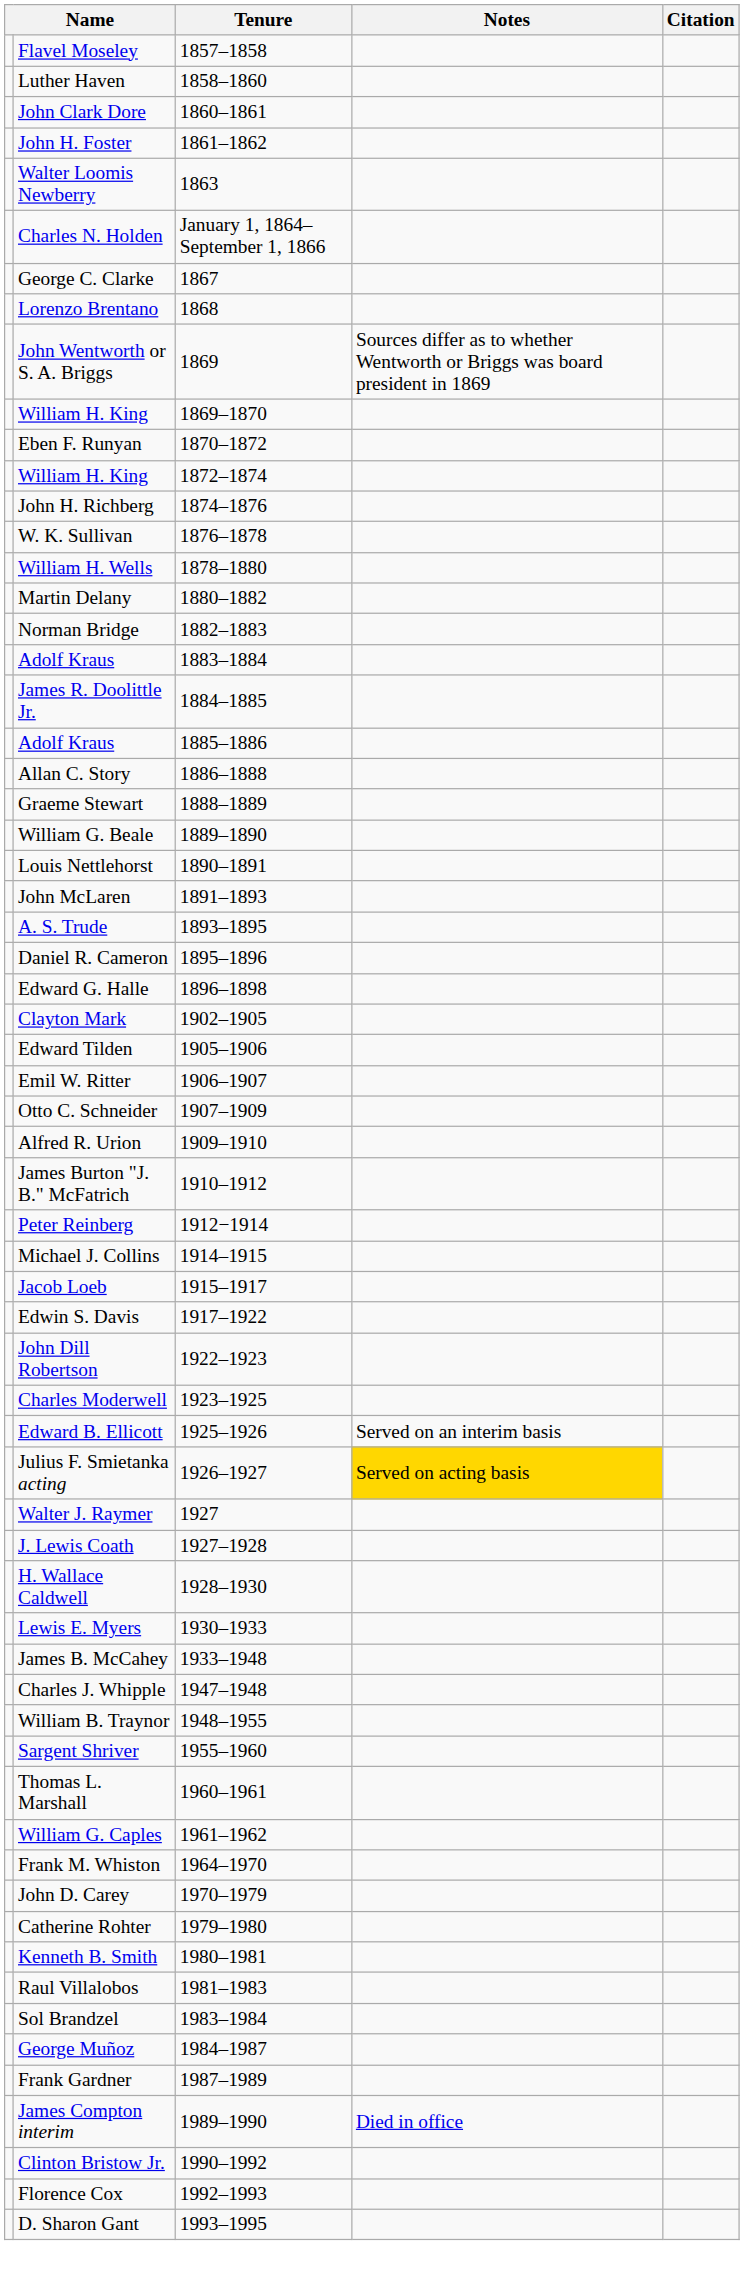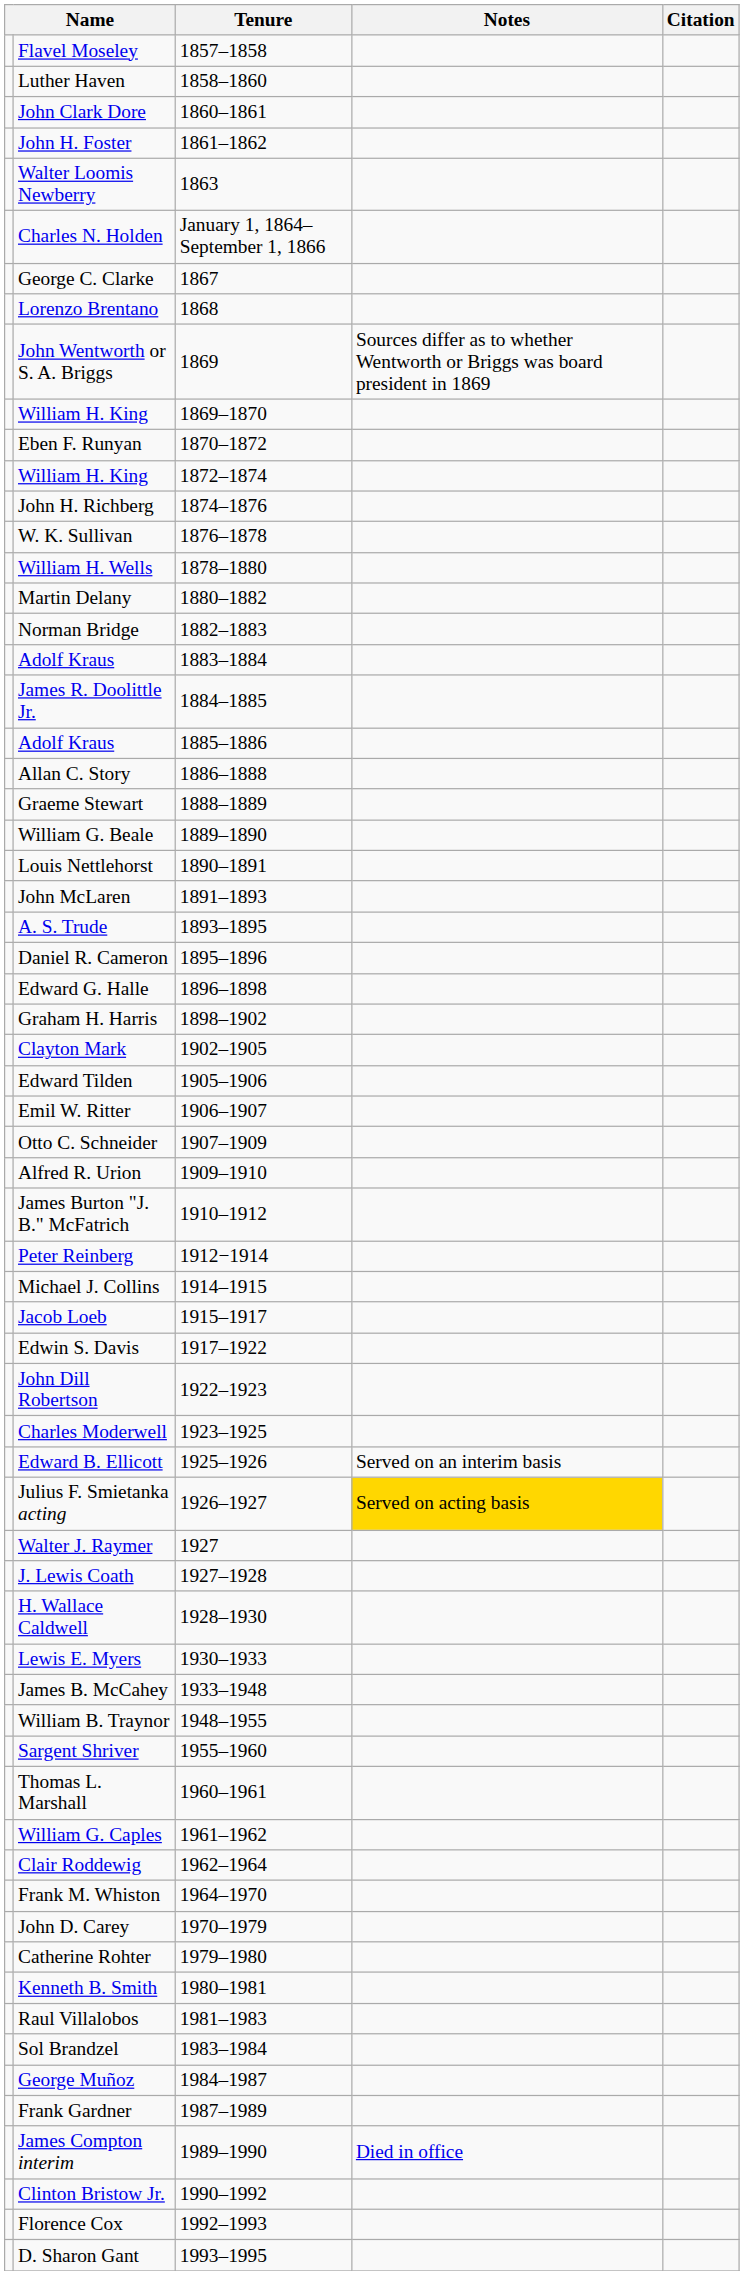+ row: (88, 1019)
- row: (92, 1689)
+ row: (80, 1864)
